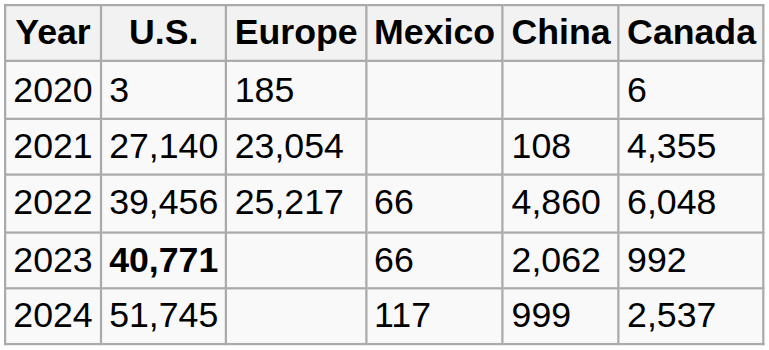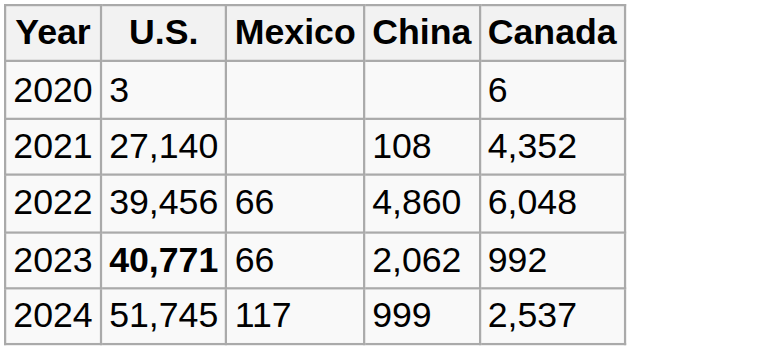- column: (296, 32)
(672, 145) 4,355 -> (532, 145) 4,352
